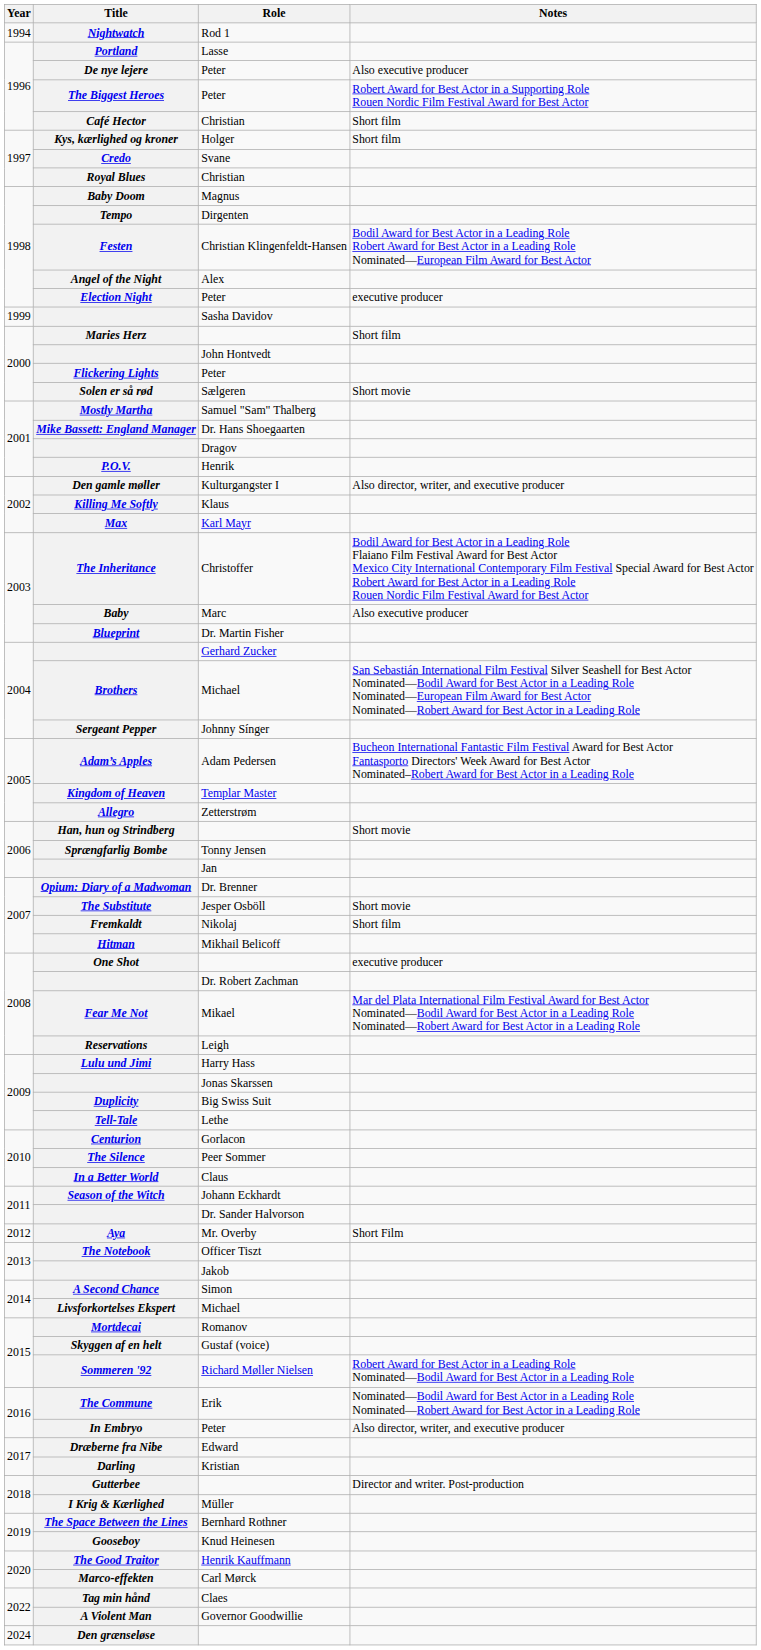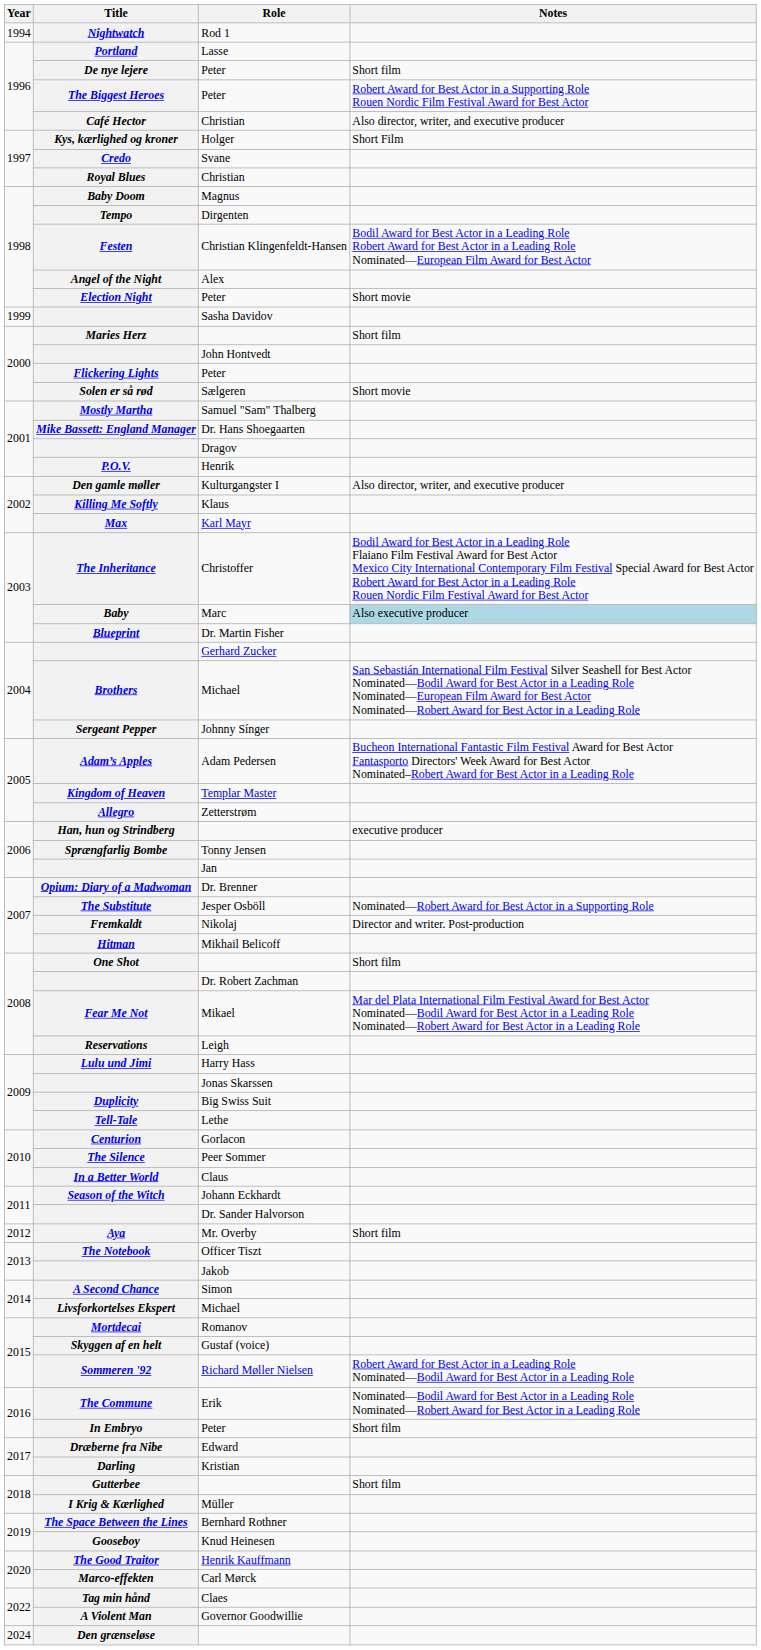(410, 70) Also executive producer -> (377, 70) Short film
(377, 121) Short film -> (458, 121) Also director, writer, and executive producer
(377, 139) Short film -> (378, 139) Short Film
(398, 297) executive producer -> (381, 297) Short movie
(410, 614) no background -> (410, 614) lightblue background
(381, 830) Short movie -> (398, 830) executive producer
(381, 906) Short movie -> (503, 906) Nominated—Robert Award for Best Actor in a Supporting Role
(377, 924) Short film -> (438, 924) Director and writer. Post-production
(398, 962) executive producer -> (377, 962) Short film
(378, 1233) Short Film -> (377, 1233) Short film
(458, 1428) Also director, writer, and executive producer -> (377, 1428) Short film
(438, 1485) Director and writer. Post-production -> (377, 1485) Short film
